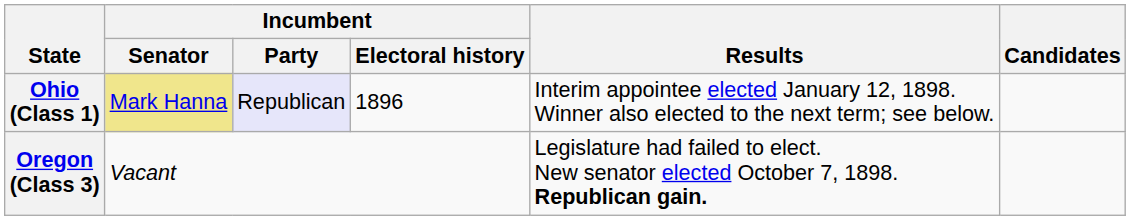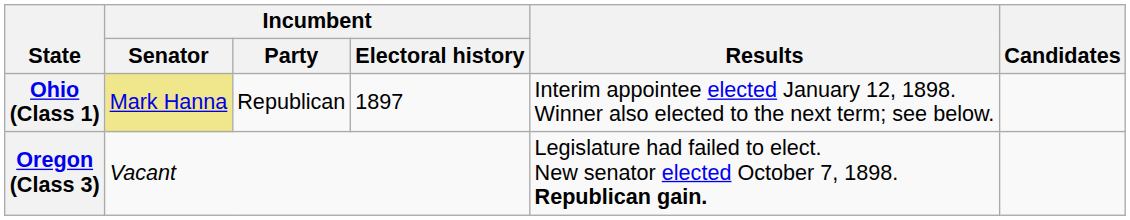(291, 102) lavender background -> (291, 102) no background
(379, 102) 1896 -> (379, 102) 1897
